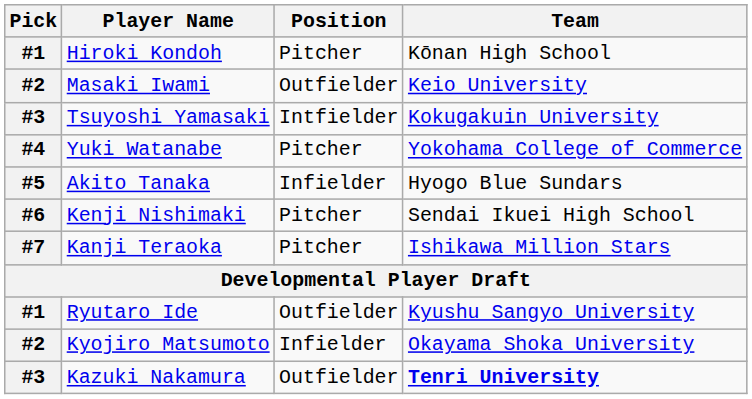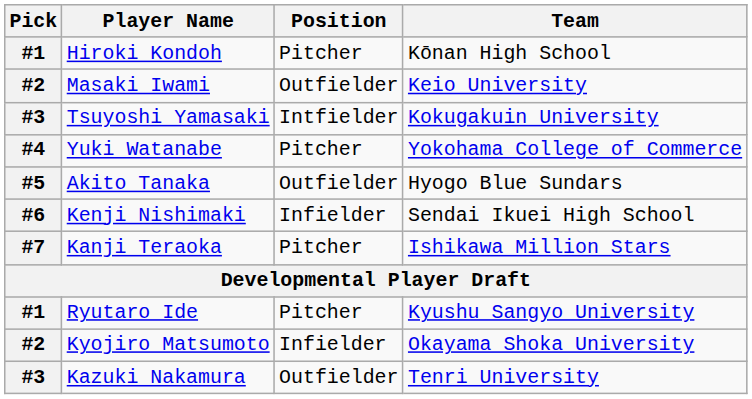(333, 183) Infielder -> (339, 183) Outfielder
(321, 215) Pitcher -> (333, 215) Infielder
(339, 313) Outfielder -> (321, 313) Pitcher
(503, 378) bold -> (503, 378) normal
